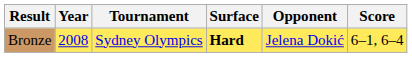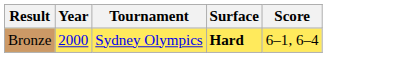- column: (305, 16)
(73, 40) 2008 -> (73, 40) 2000
